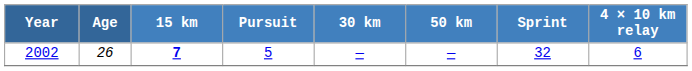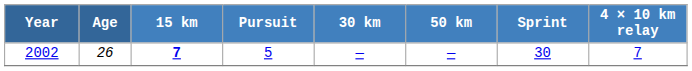(543, 55) 32 -> (543, 55) 30
(638, 55) 6 -> (638, 55) 7
